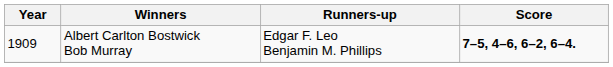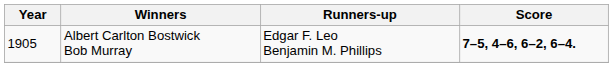(22, 43) 1909 -> (22, 43) 1905
